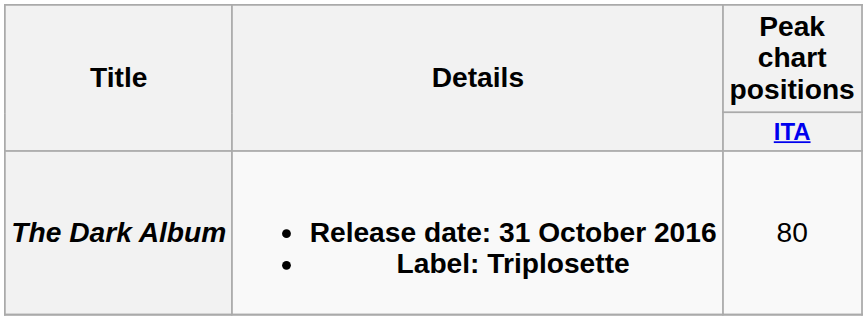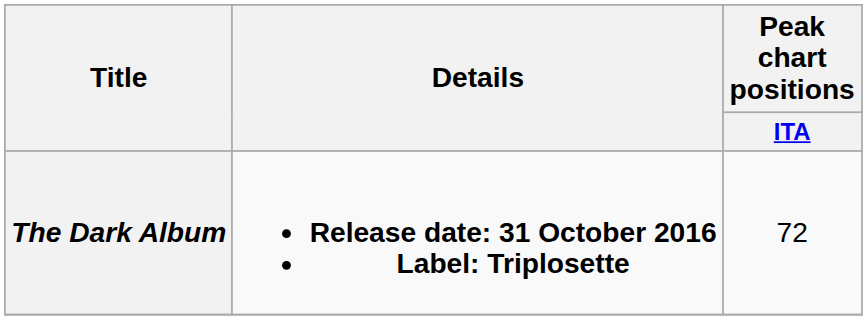(792, 232) 80 -> (792, 232) 72
